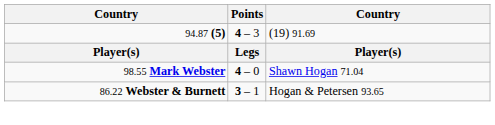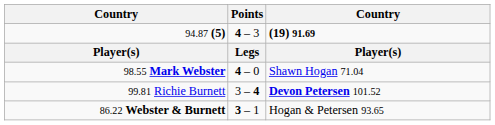(292, 33) normal -> (292, 33) bold
+ row: (177, 91)
